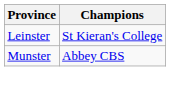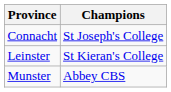+ row: (32, 35)
